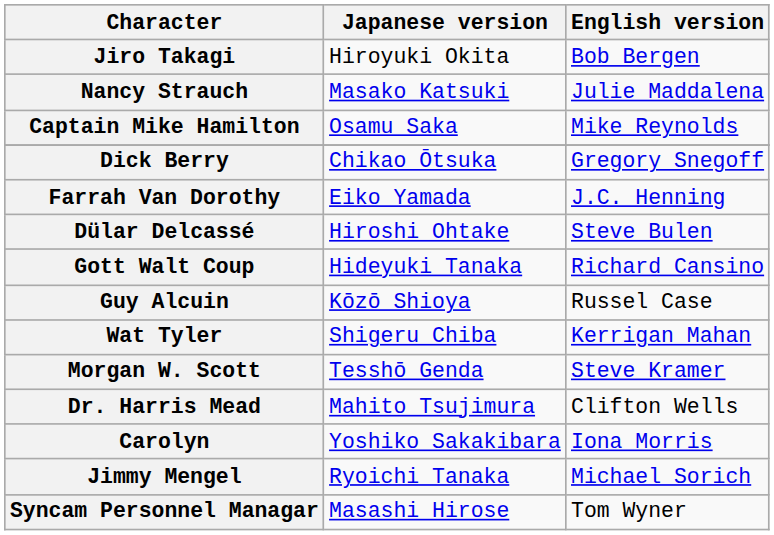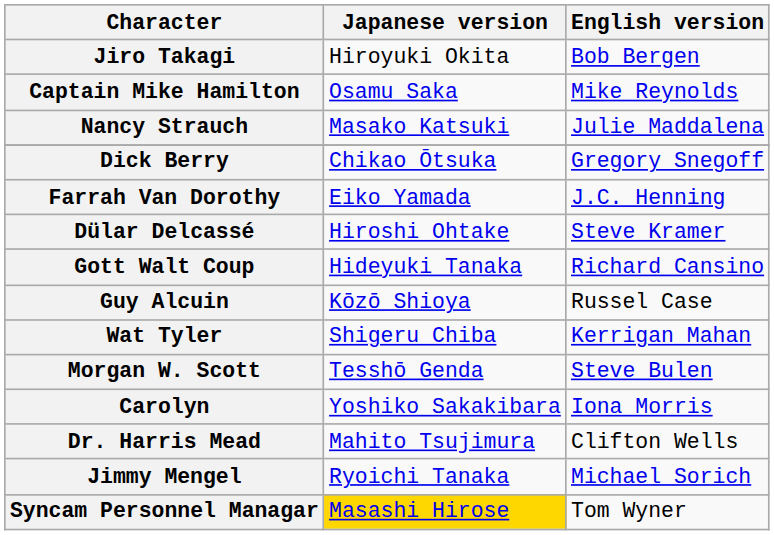rows swapped: (164, 92) <-> (164, 127)
(642, 232) Steve Bulen -> (648, 232) Steve Kramer
(648, 372) Steve Kramer -> (642, 372) Steve Bulen
rows swapped: (164, 442) <-> (164, 407)
(419, 512) no background -> (419, 512) gold background
